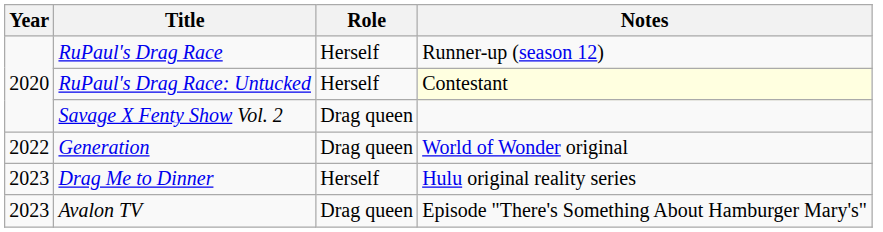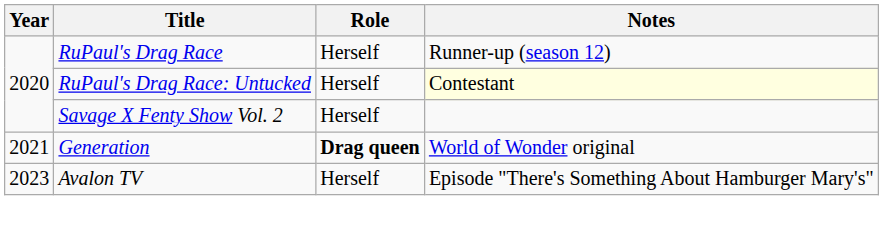(367, 115) Drag queen -> (350, 115) Herself
(29, 147) 2022 -> (29, 147) 2021
(367, 147) normal -> (370, 147) bold
- row: (136, 178)
(367, 210) Drag queen -> (350, 178) Herself
